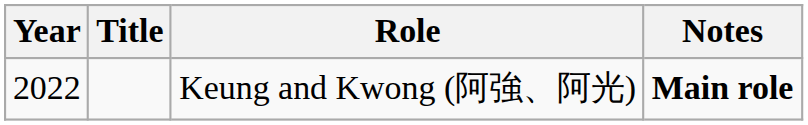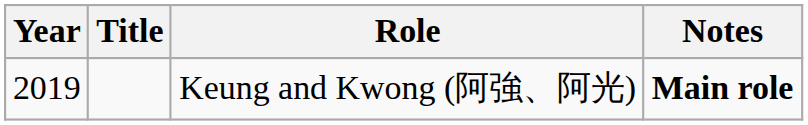(47, 88) 2022 -> (47, 88) 2019
